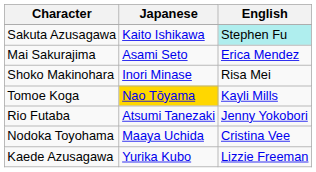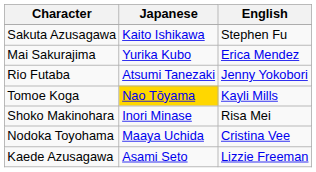(254, 34) paleturquoise background -> (254, 34) no background
(155, 55) Asami Seto -> (157, 55) Yurika Kubo
rows swapped: (61, 75) <-> (39, 116)
(157, 156) Yurika Kubo -> (155, 156) Asami Seto
